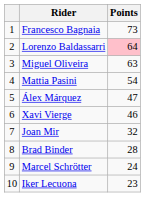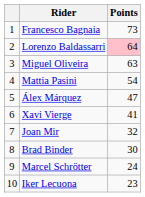(133, 115) 46 -> (133, 115) 41
(133, 149) 28 -> (133, 149) 30
